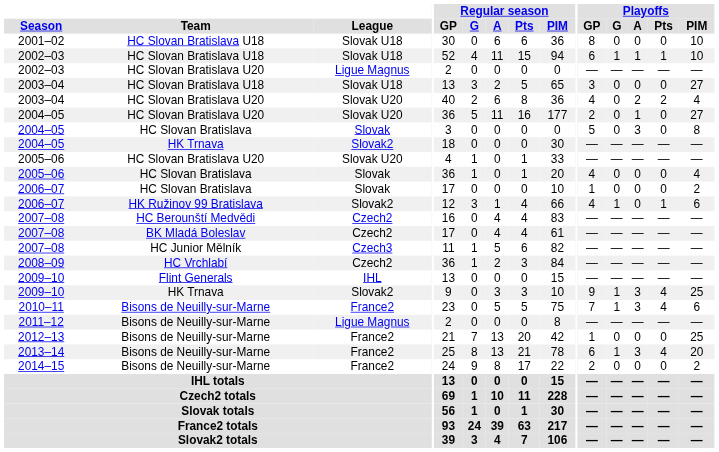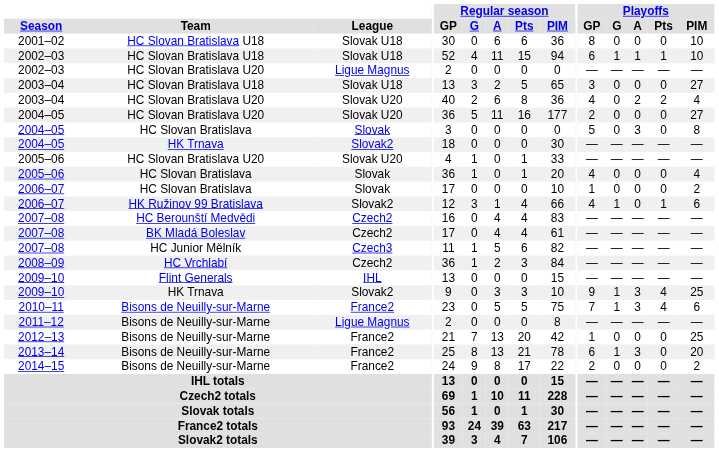(638, 115) 1 -> (638, 115) 0
(664, 351) 4 -> (664, 351) 0
